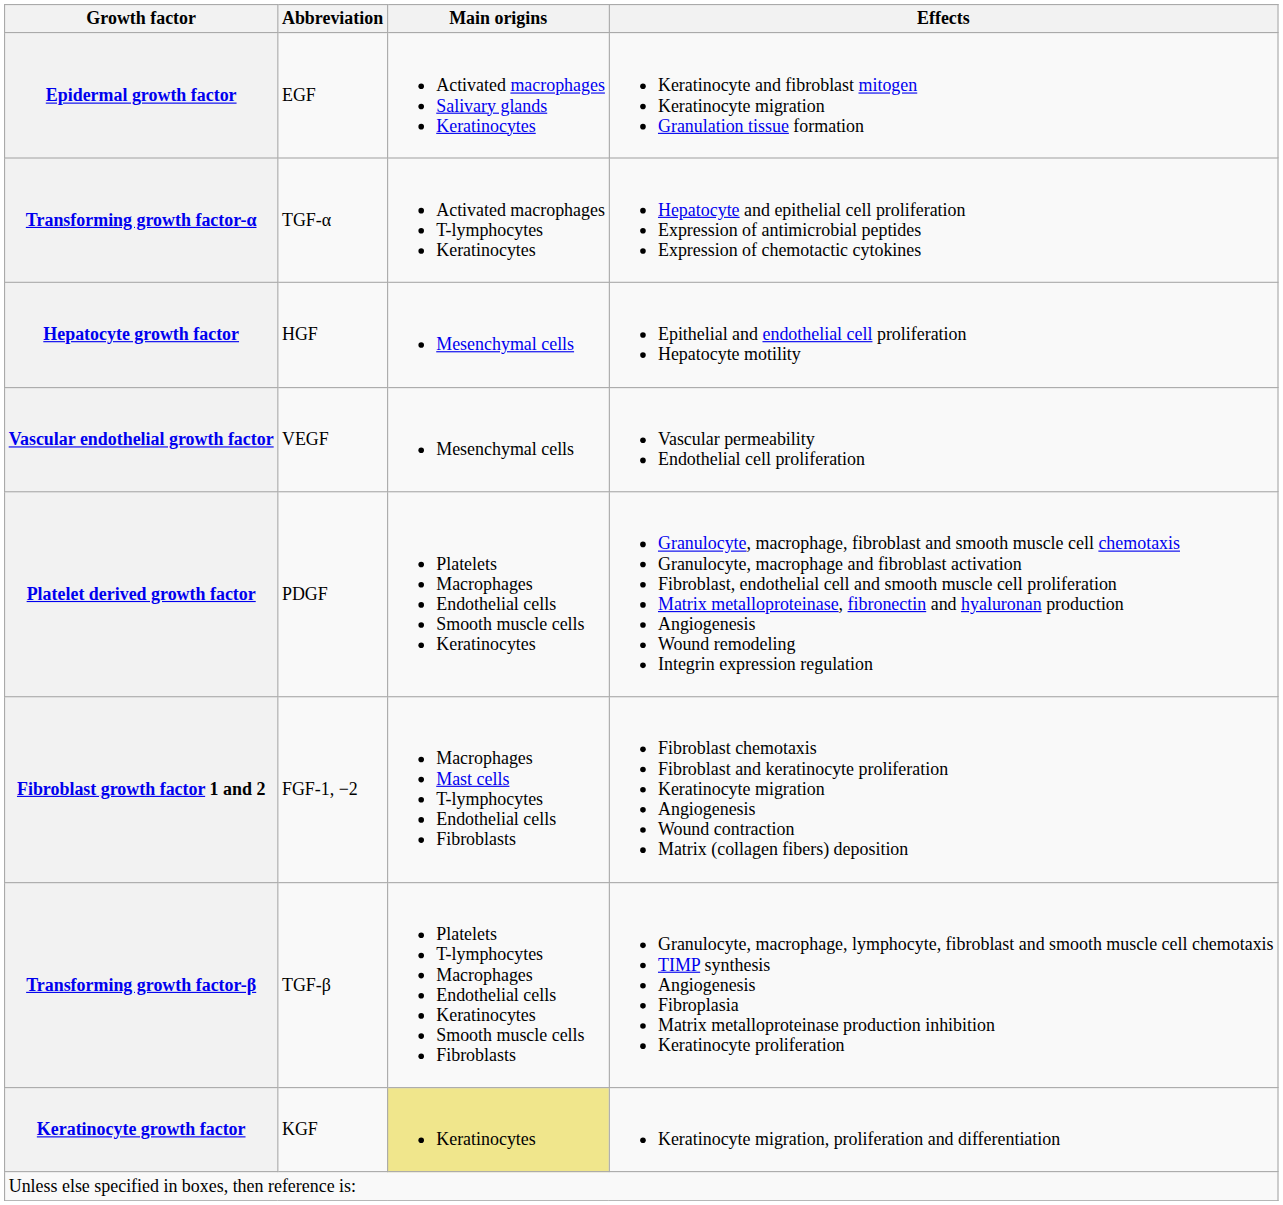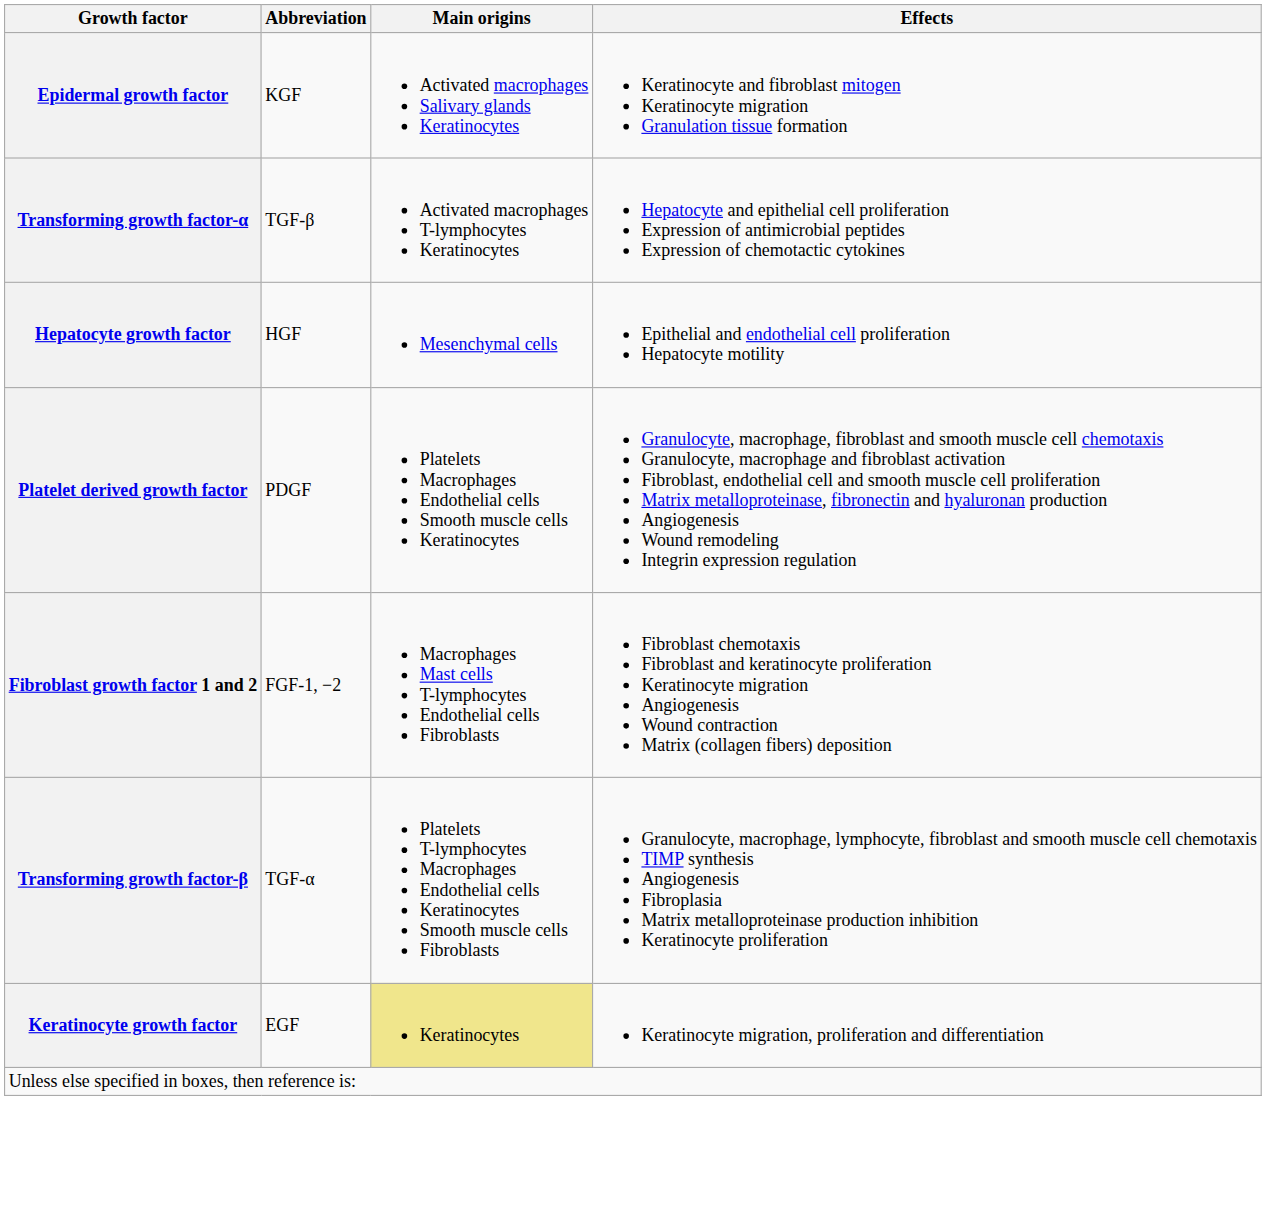(299, 95) EGF -> (283, 95) KGF
(307, 220) TGF-α -> (290, 220) TGF-β
- row: (141, 439)
(306, 984) TGF-β -> (290, 880) TGF-α
(300, 1129) KGF -> (282, 1025) EGF
